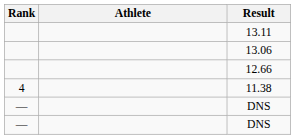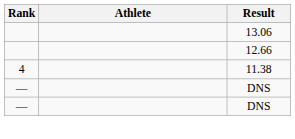- row: (22, 32)
